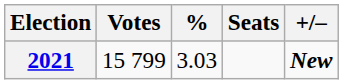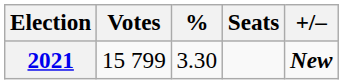(197, 59) 3.03 -> (197, 59) 3.30
